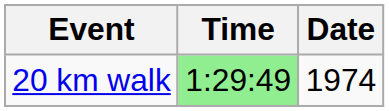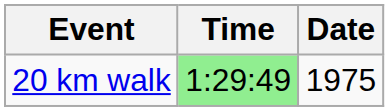(341, 79) 1974 -> (341, 79) 1975
